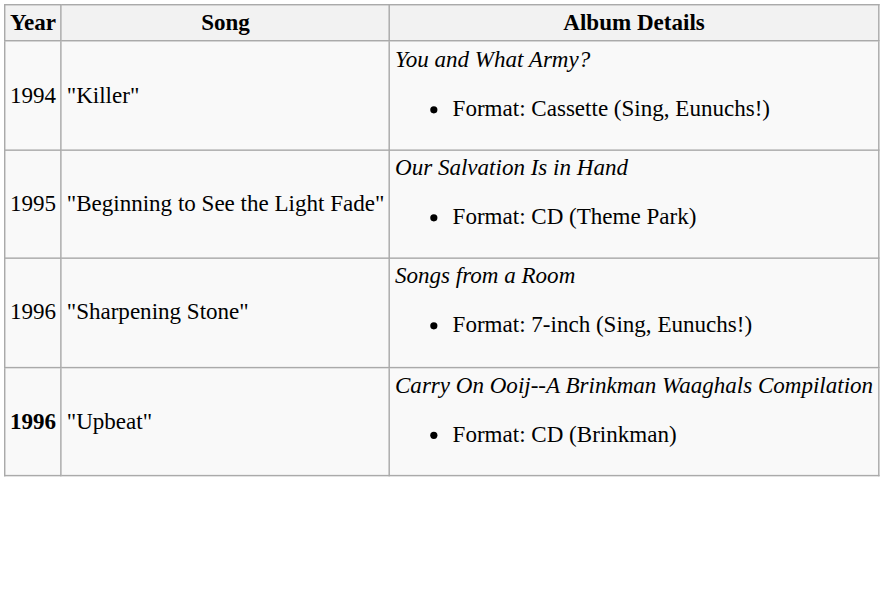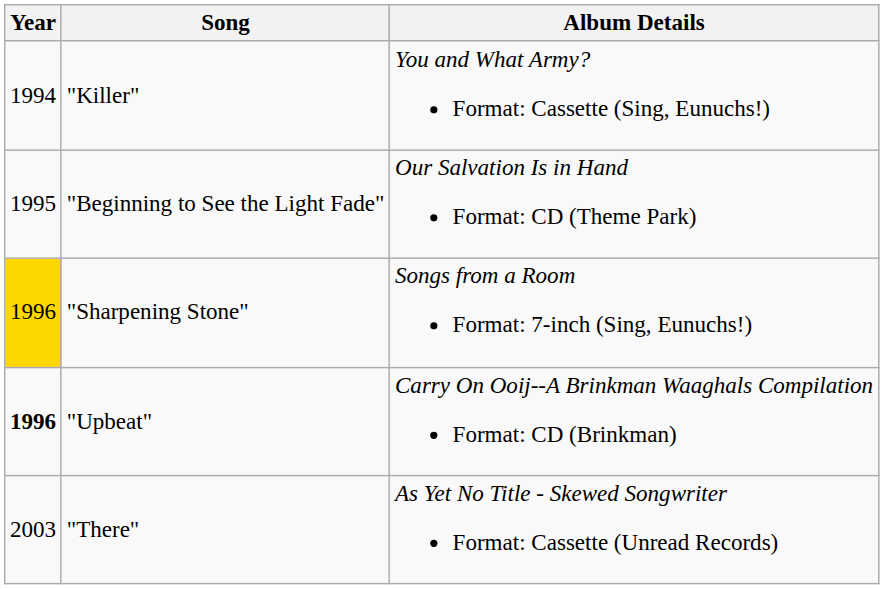(33, 312) no background -> (33, 312) gold background
+ row: (103, 529)
